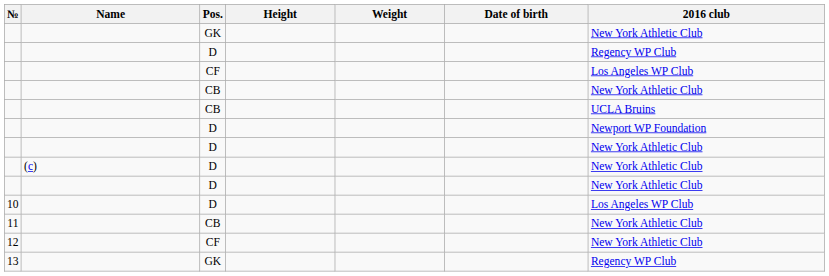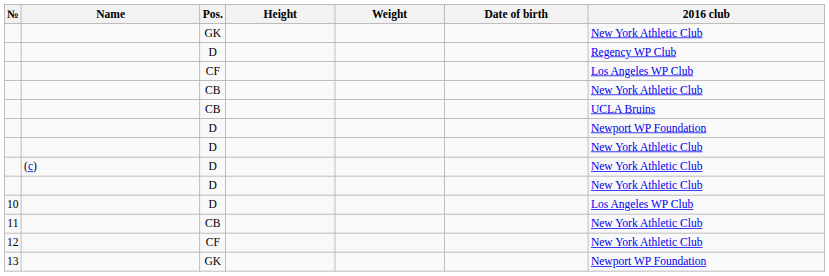(634, 261) Regency WP Club -> (649, 261) Newport WP Foundation
